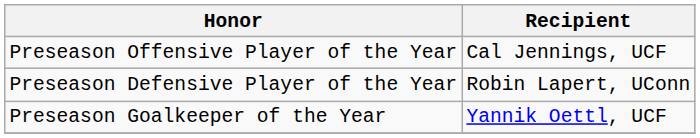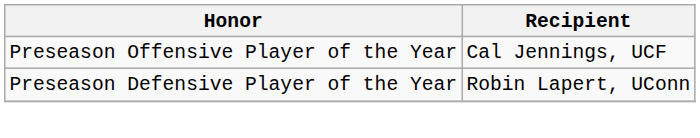- row: (198, 117)
